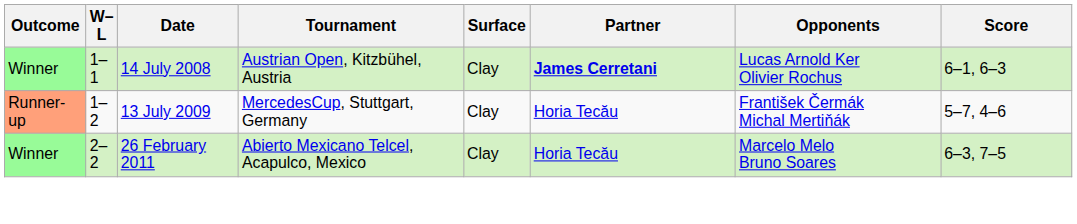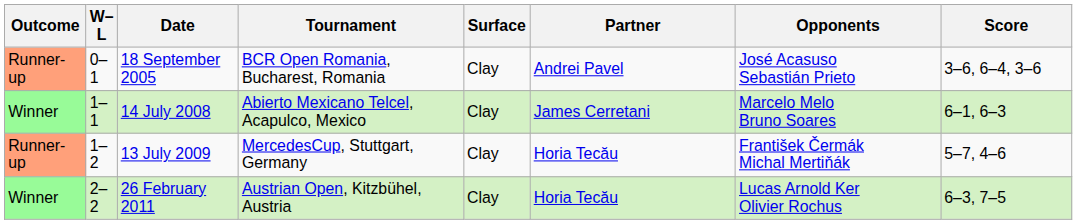+ row: (171, 68)
(332, 68) Austrian Open, Kitzbühel, Austria -> (328, 111) Abierto Mexicano Telcel, Acapulco, Mexico
(595, 68) bold -> (592, 111) normal
(799, 68) Lucas Arnold Ker Olivier Rochus -> (787, 111) Marcelo Melo Bruno Soares
(328, 154) Abierto Mexicano Telcel, Acapulco, Mexico -> (332, 197) Austrian Open, Kitzbühel, Austria
(787, 154) Marcelo Melo Bruno Soares -> (799, 197) Lucas Arnold Ker Olivier Rochus
